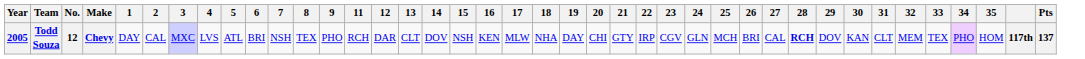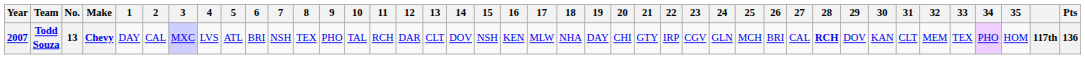+ column: (357, 13)
(17, 38) 2005 -> (17, 38) 2007
(72, 38) 12 -> (72, 38) 13
(1046, 38) 137 -> (1070, 38) 136
